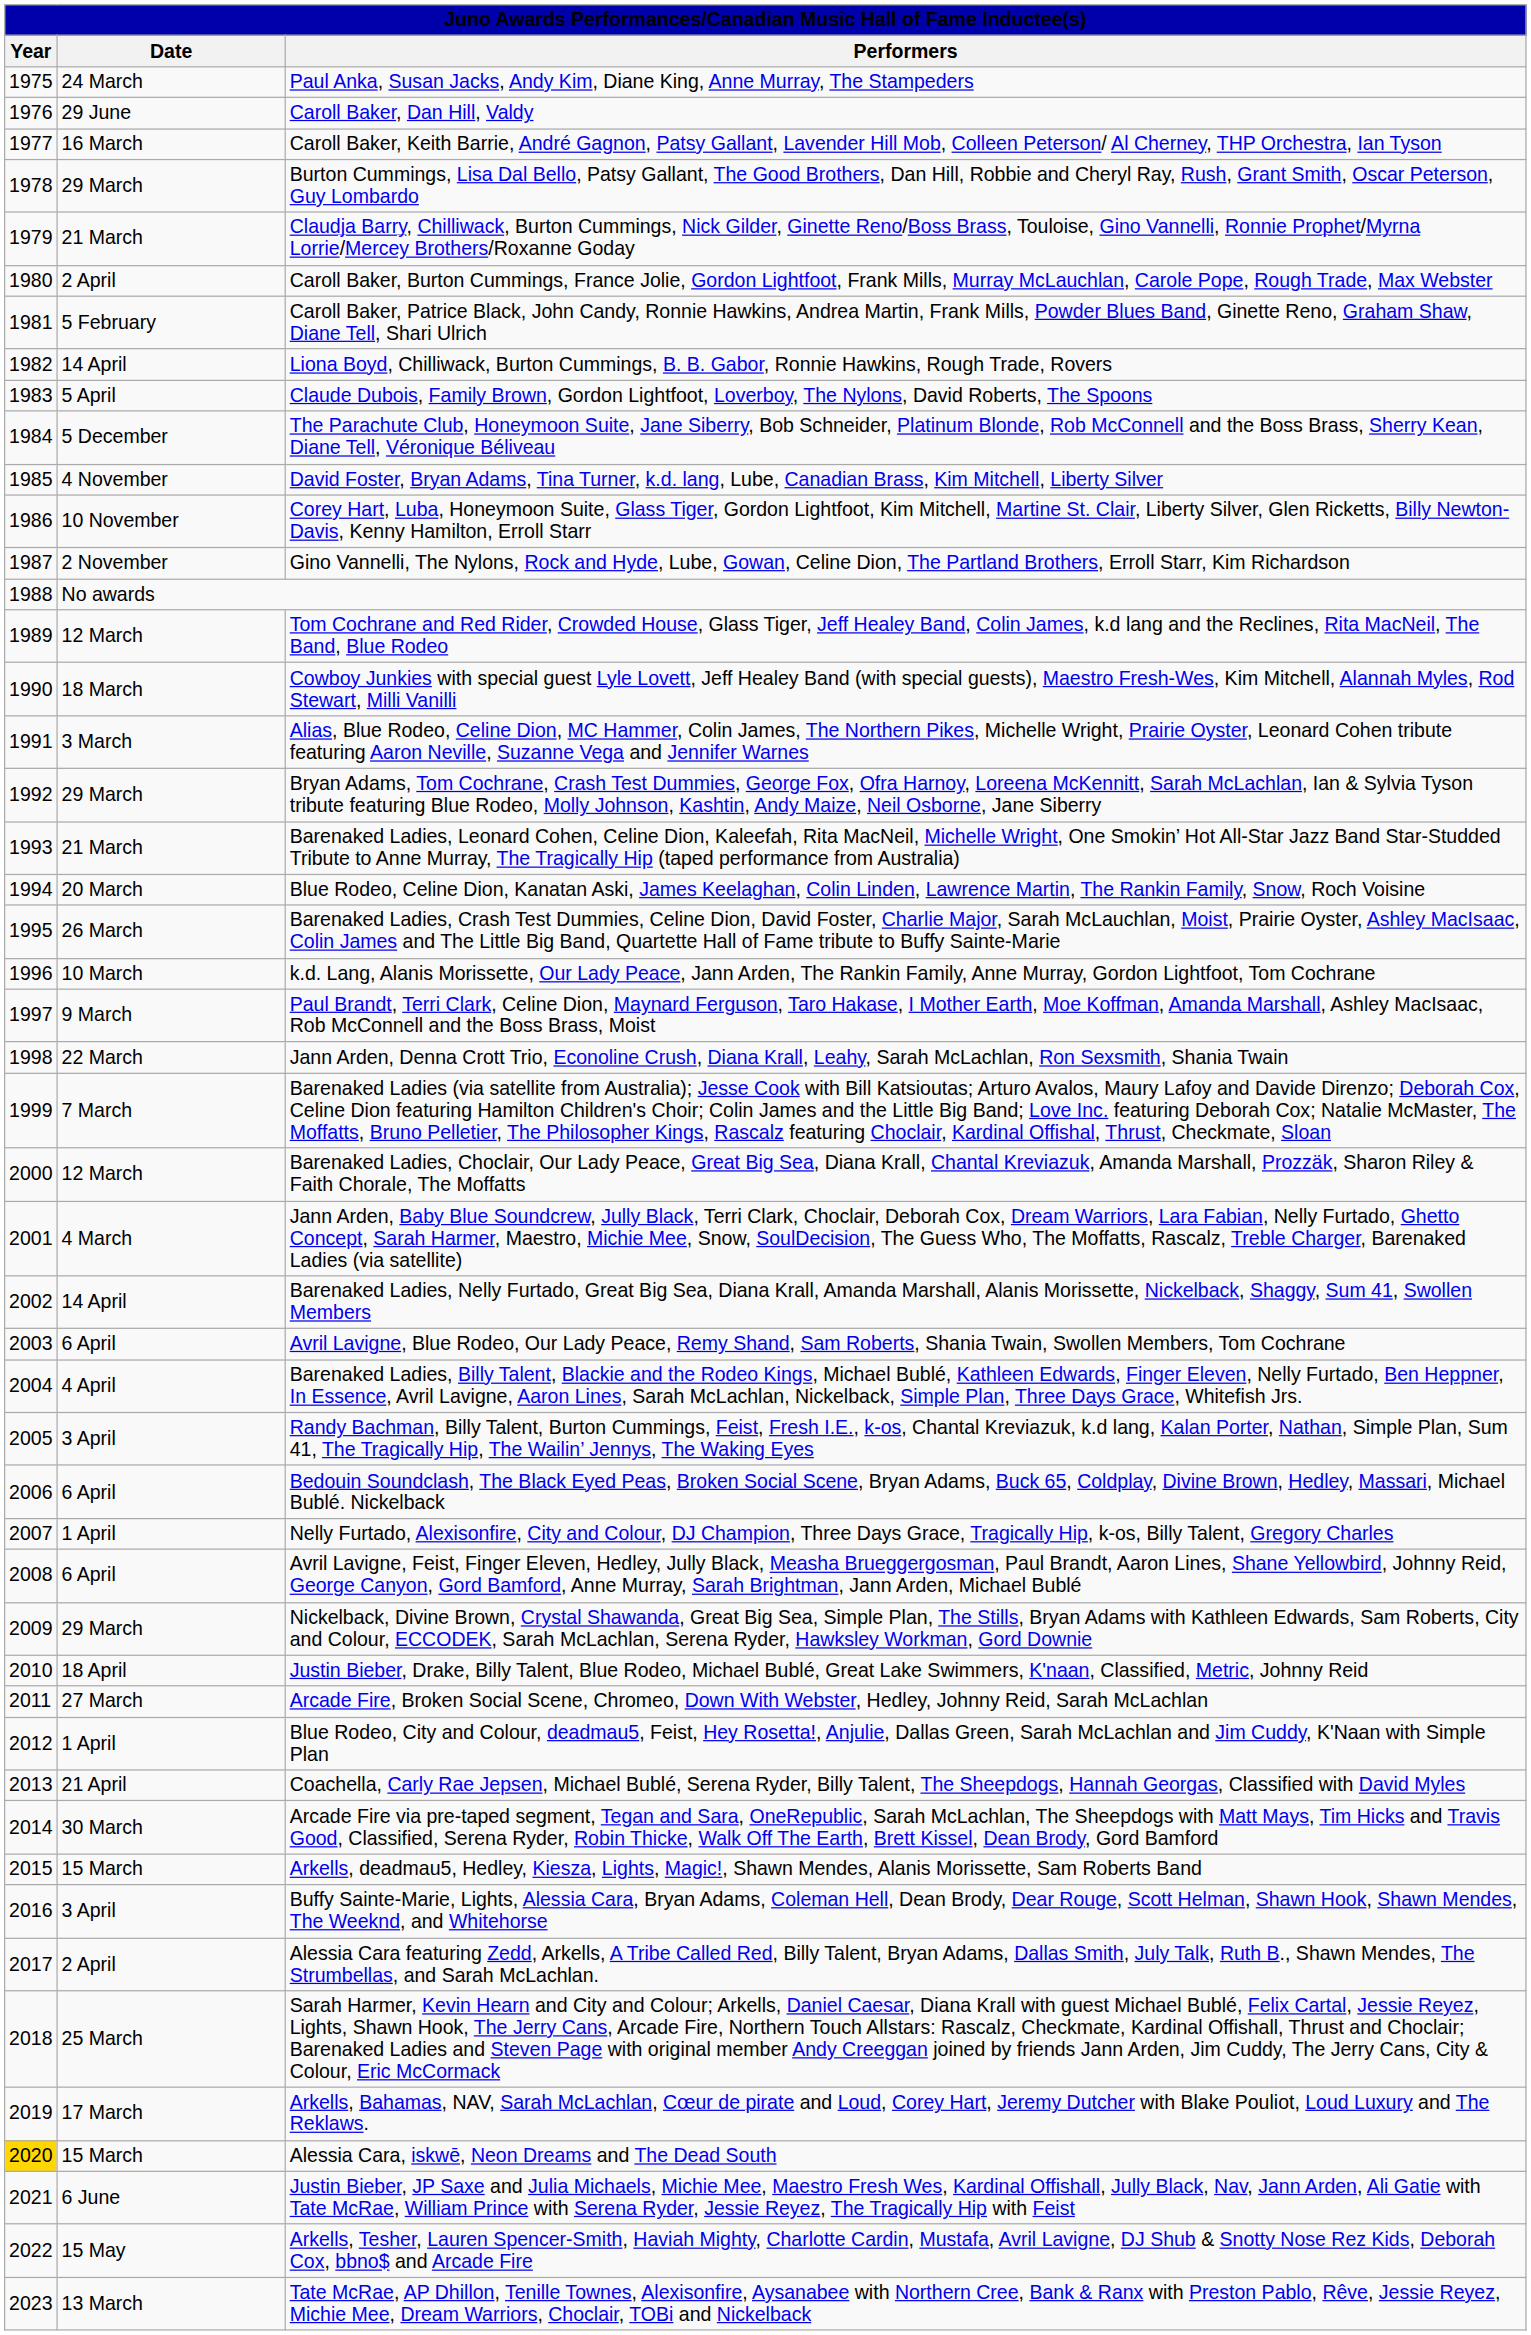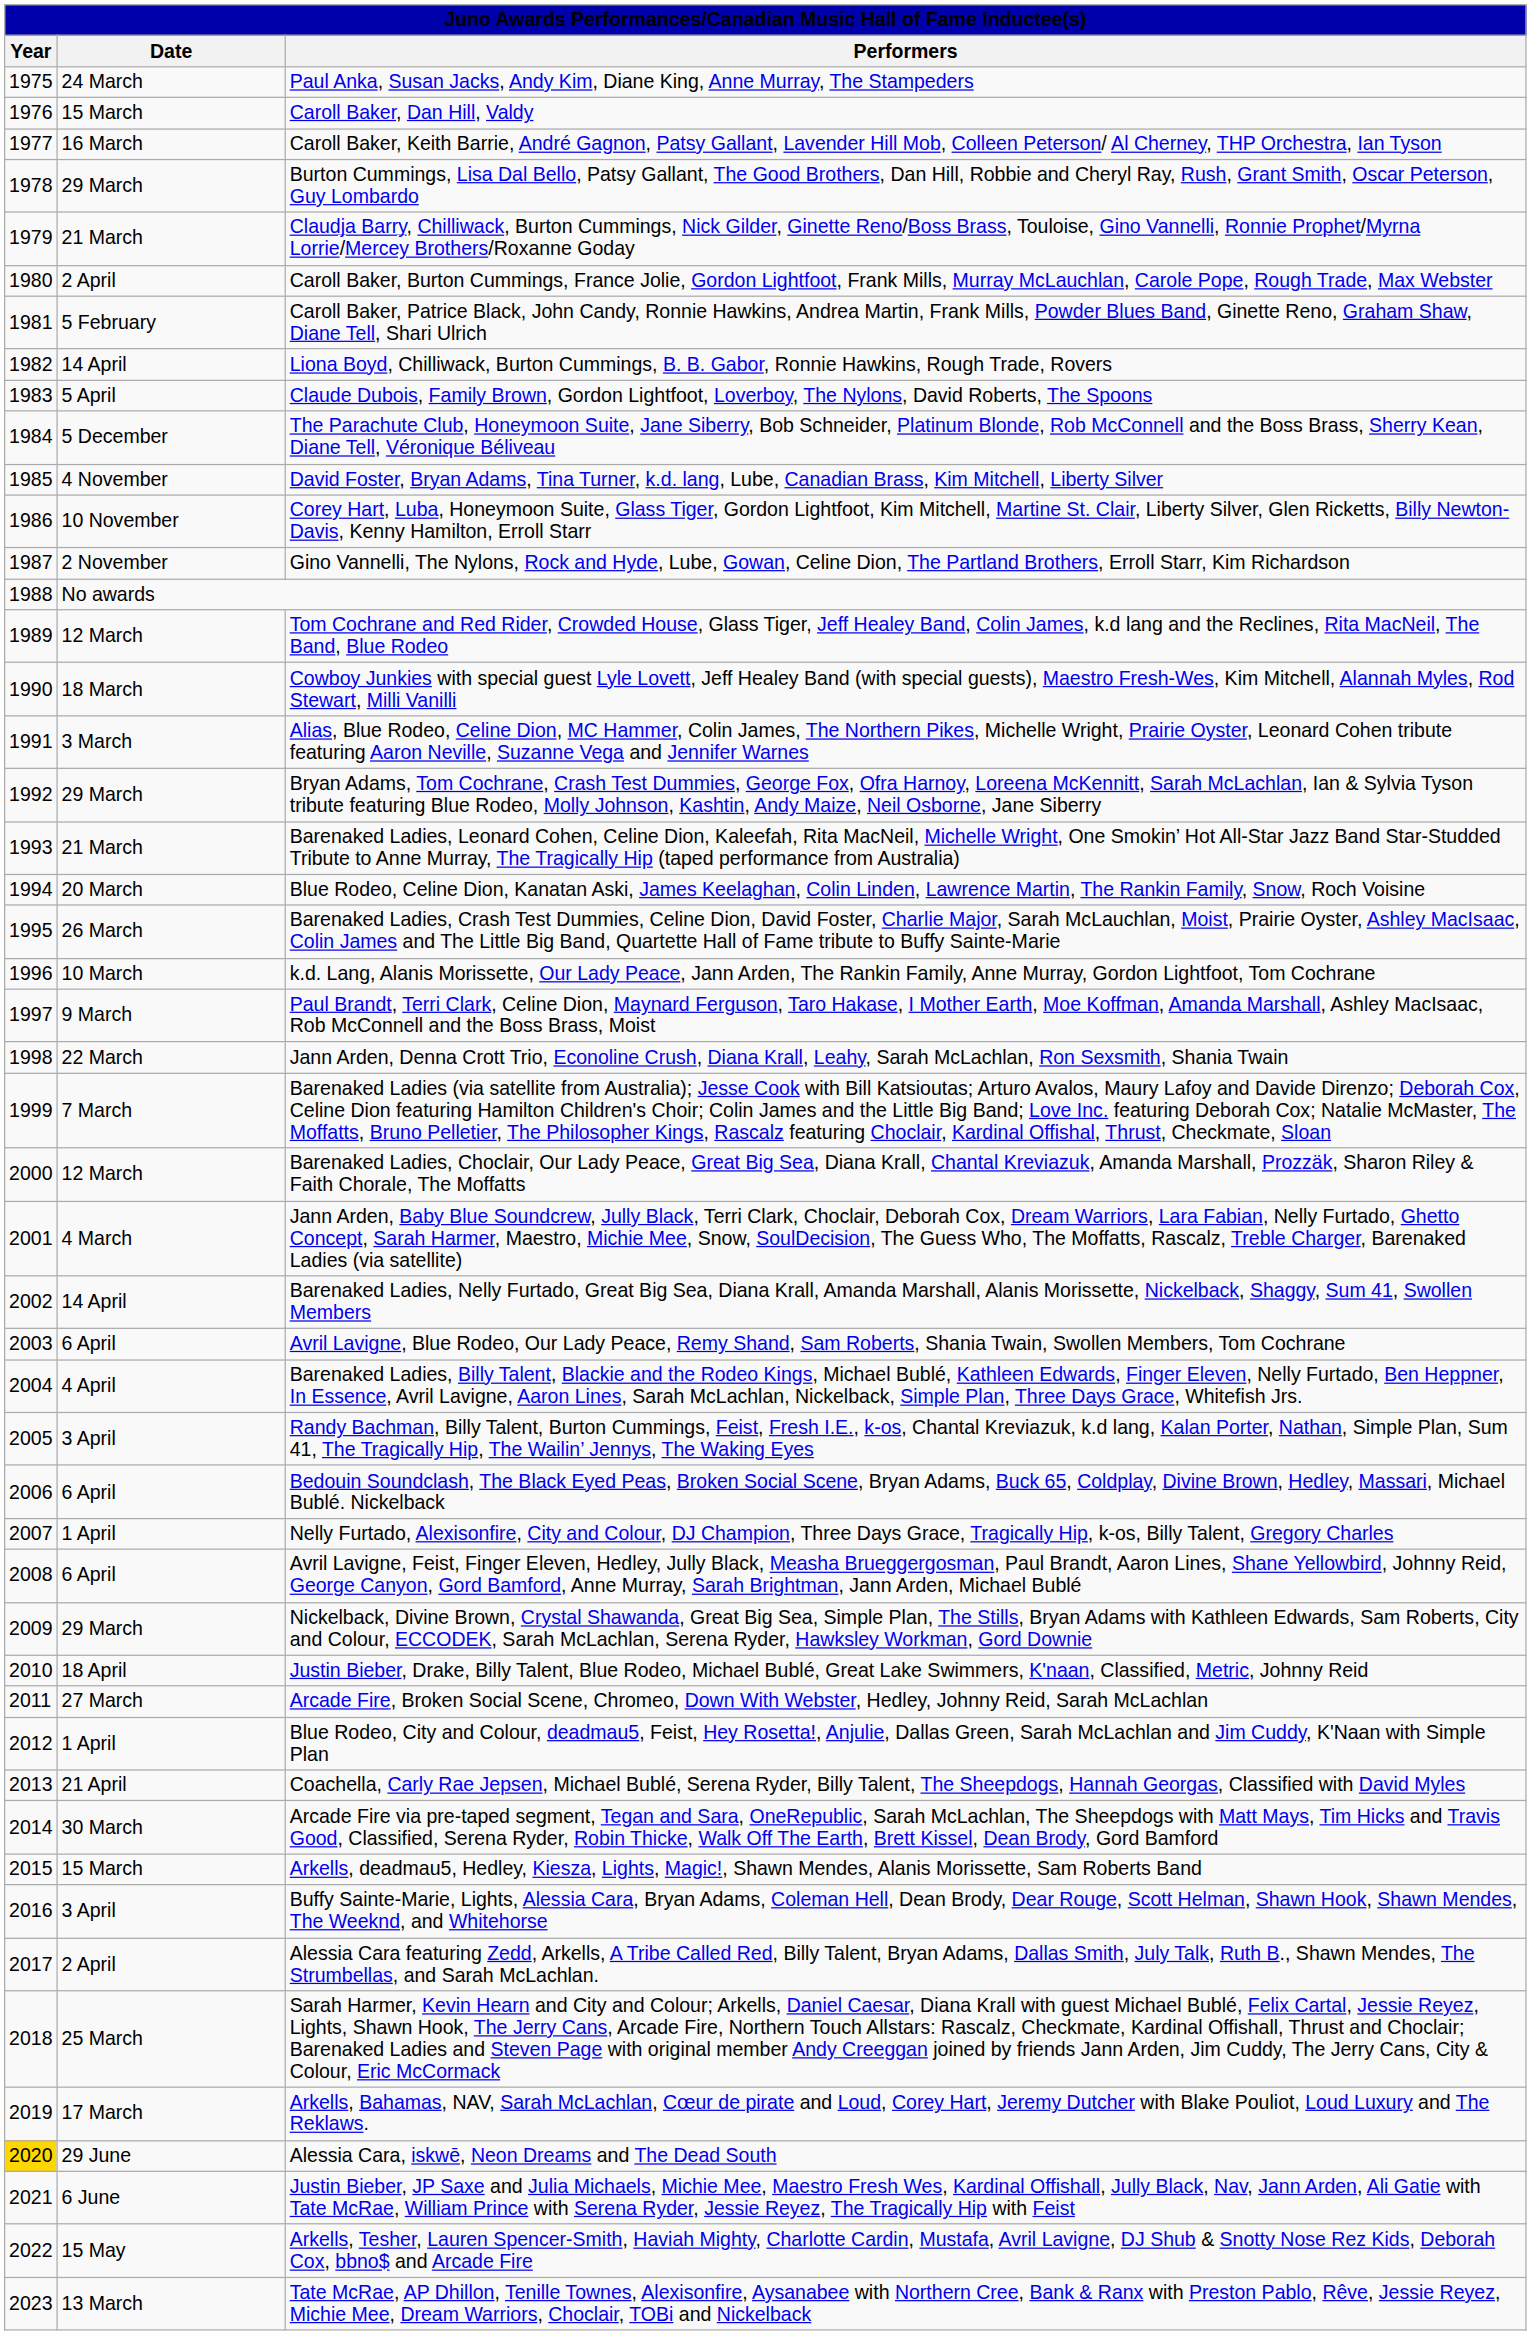(96, 112) 29 June -> (102, 112) 15 March
(102, 2155) 15 March -> (96, 2155) 29 June
